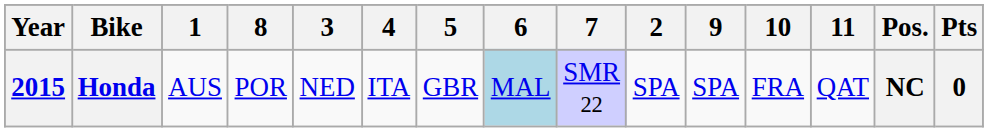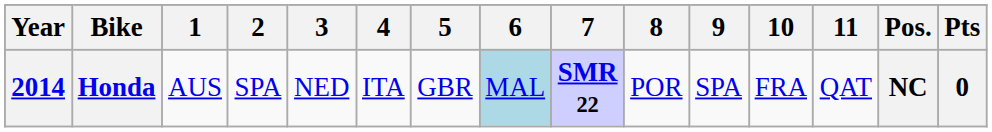columns swapped: (656, 27) <-> (261, 27)
(38, 87) 2015 -> (38, 87) 2014
(592, 87) normal -> (588, 87) bold
